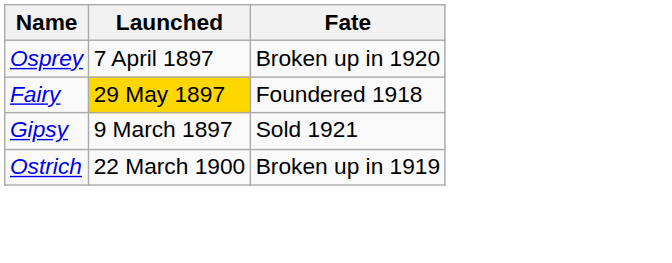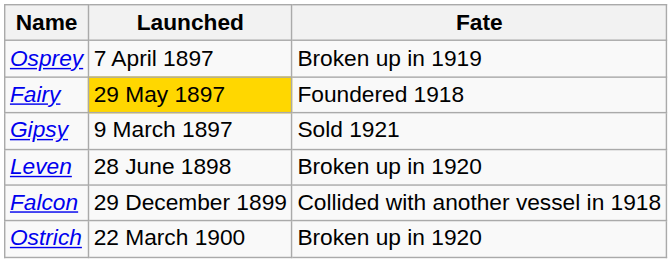(348, 58) Broken up in 1920 -> (390, 58) Broken up in 1919
+ row: (41, 166)
+ row: (44, 202)
(348, 166) Broken up in 1919 -> (390, 238) Broken up in 1920
